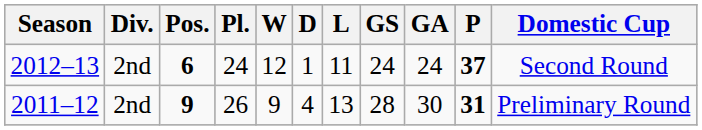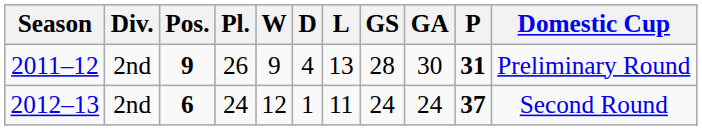rows swapped: (55, 104) <-> (55, 64)
